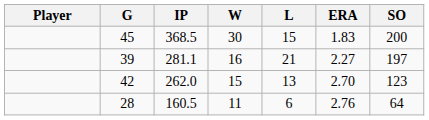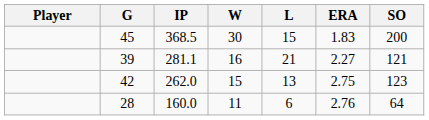(397, 59) 197 -> (397, 59) 121
(343, 81) 2.70 -> (343, 81) 2.75
(181, 103) 160.5 -> (181, 103) 160.0
